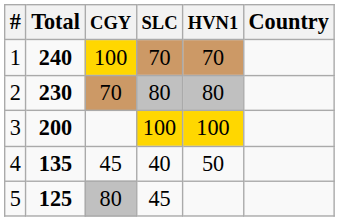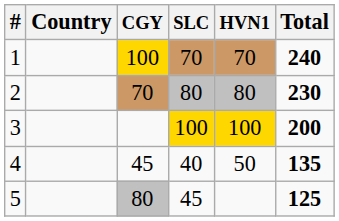columns swapped: (289, 22) <-> (56, 22)
